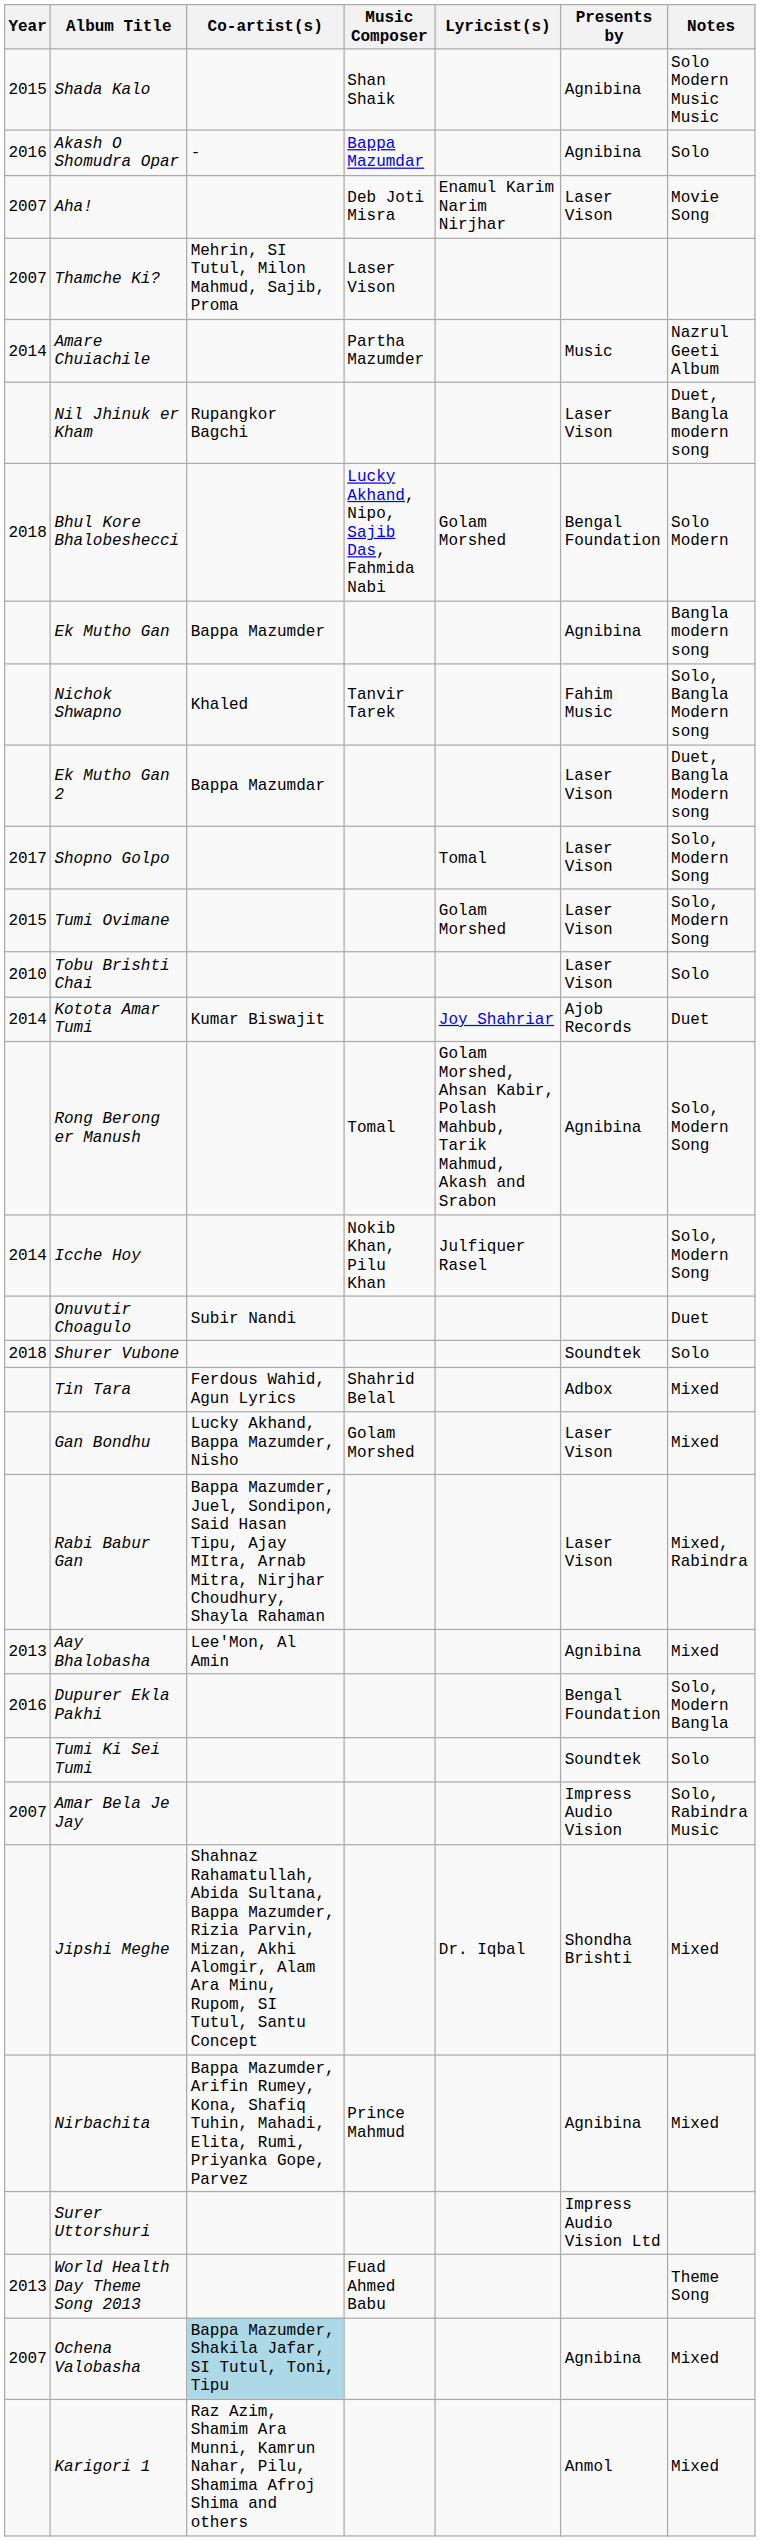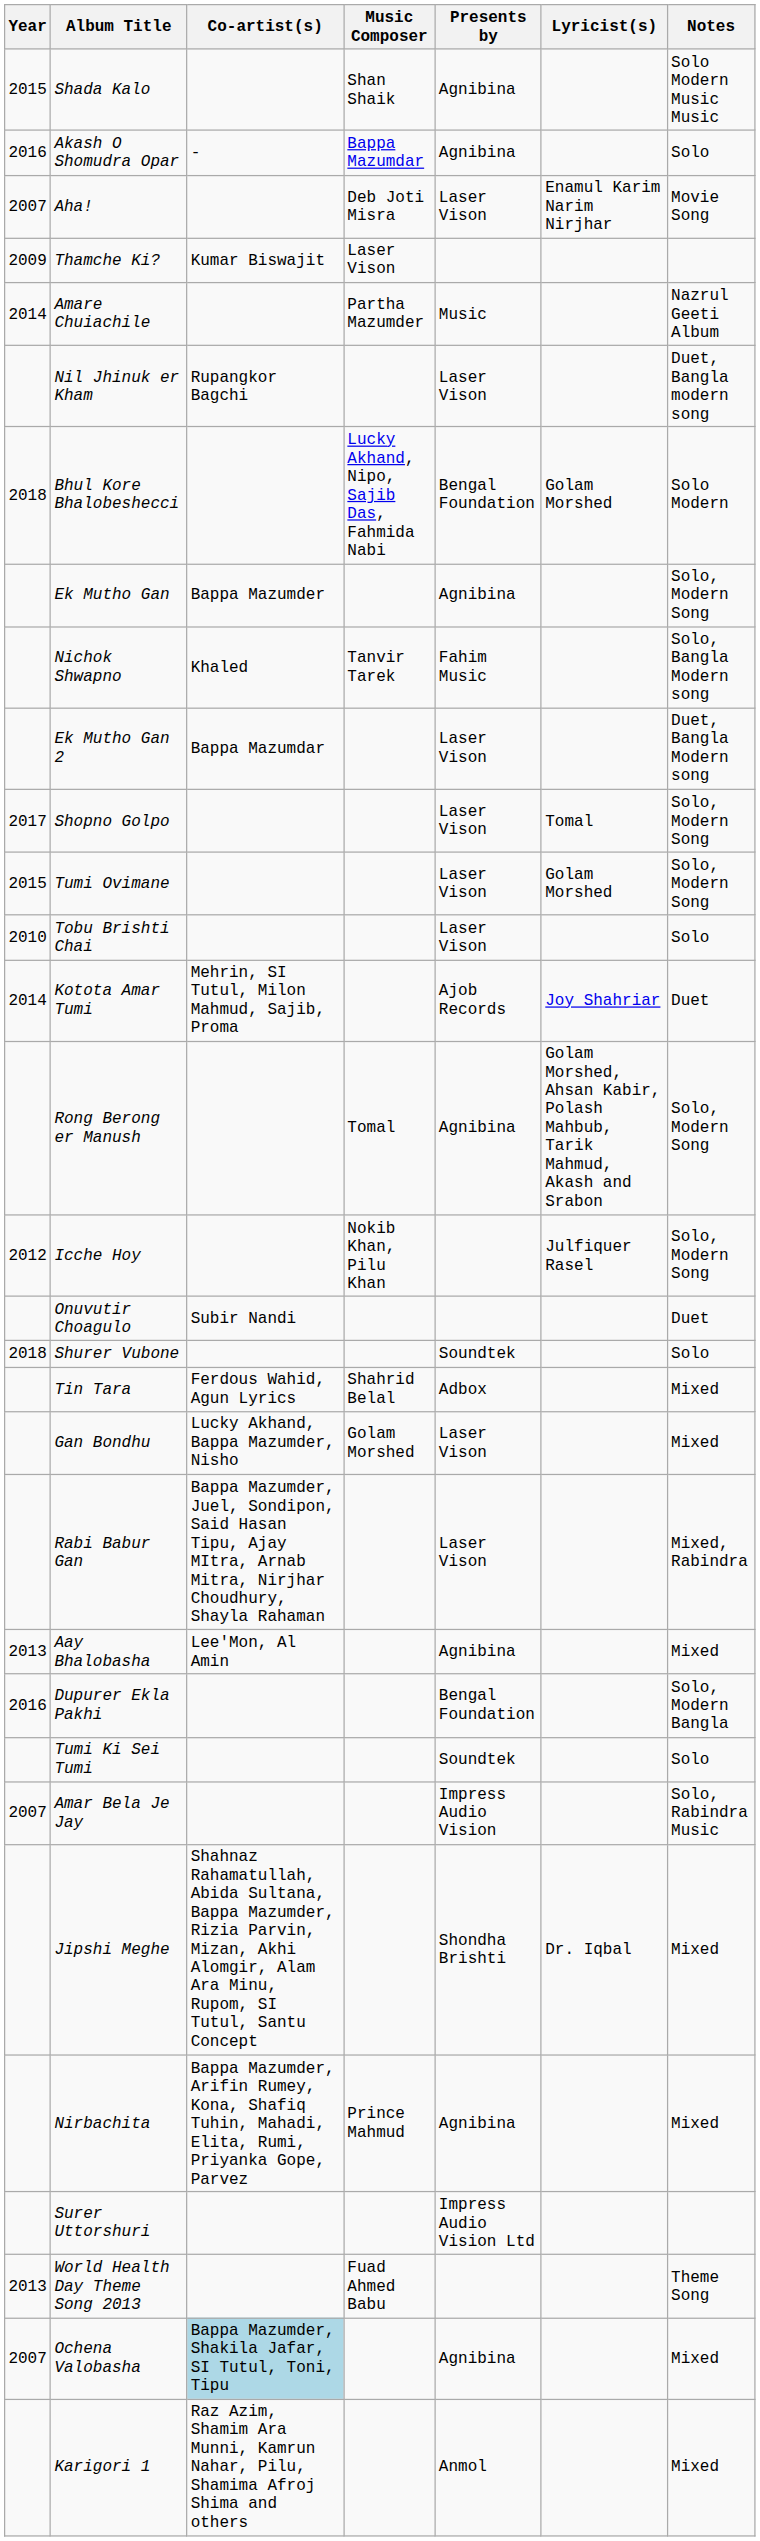columns swapped: (498, 27) <-> (614, 27)
(28, 279) 2007 -> (28, 260) 2009
(258, 279) Mehrin, SI Tutul, Milon Mahmud, Sajib, Proma -> (258, 260) Kumar Biswajit
(700, 632) Bangla modern song -> (700, 595) Solo, Modern Song
(258, 1019) Kumar Biswajit -> (258, 1001) Mehrin, SI Tutul, Milon Mahmud, Sajib, Proma
(28, 1256) 2014 -> (28, 1256) 2012
